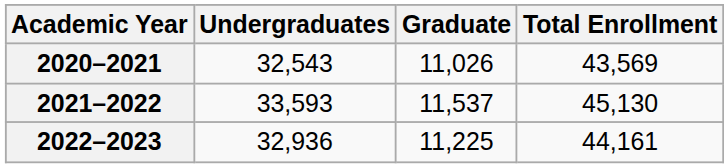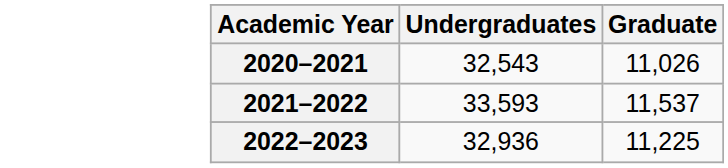- column: (620, 25)
